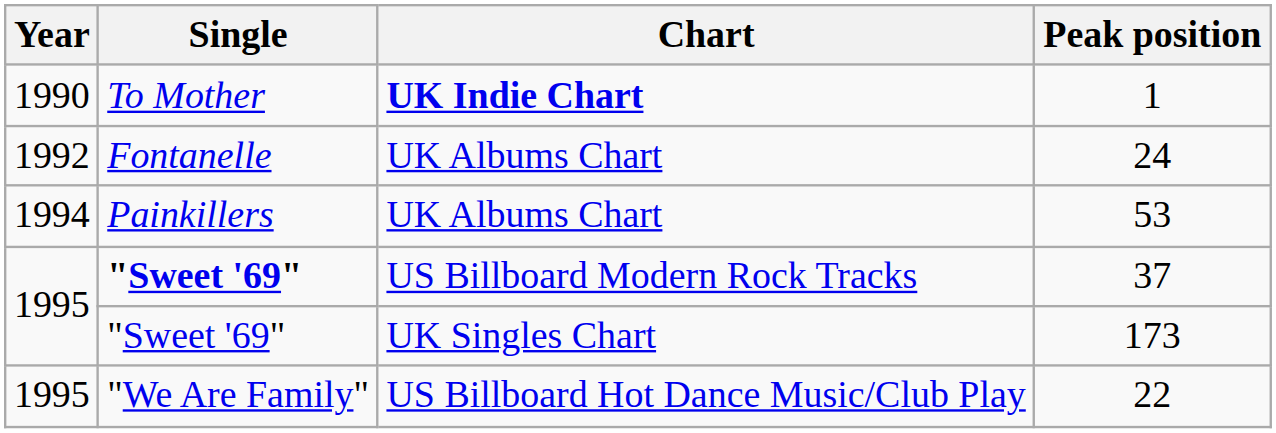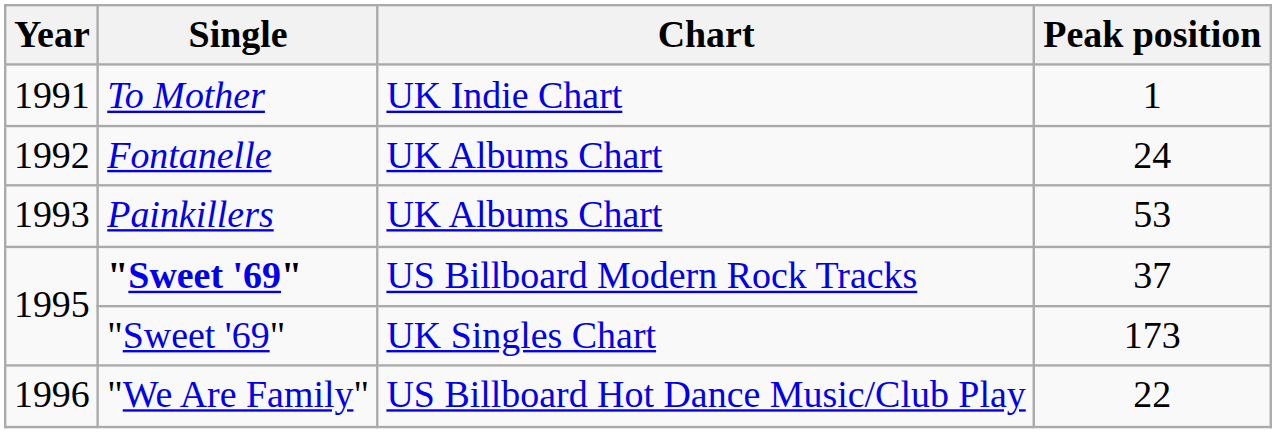(52, 94) 1990 -> (52, 94) 1991
(515, 94) bold -> (504, 94) normal
(52, 214) 1994 -> (52, 214) 1993
(52, 395) 1995 -> (52, 395) 1996
